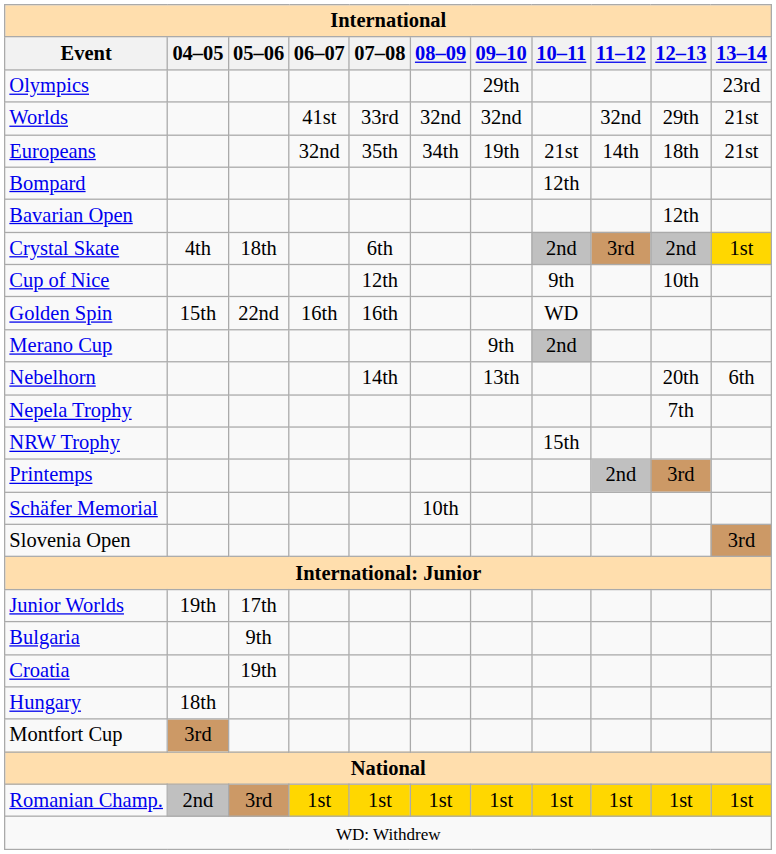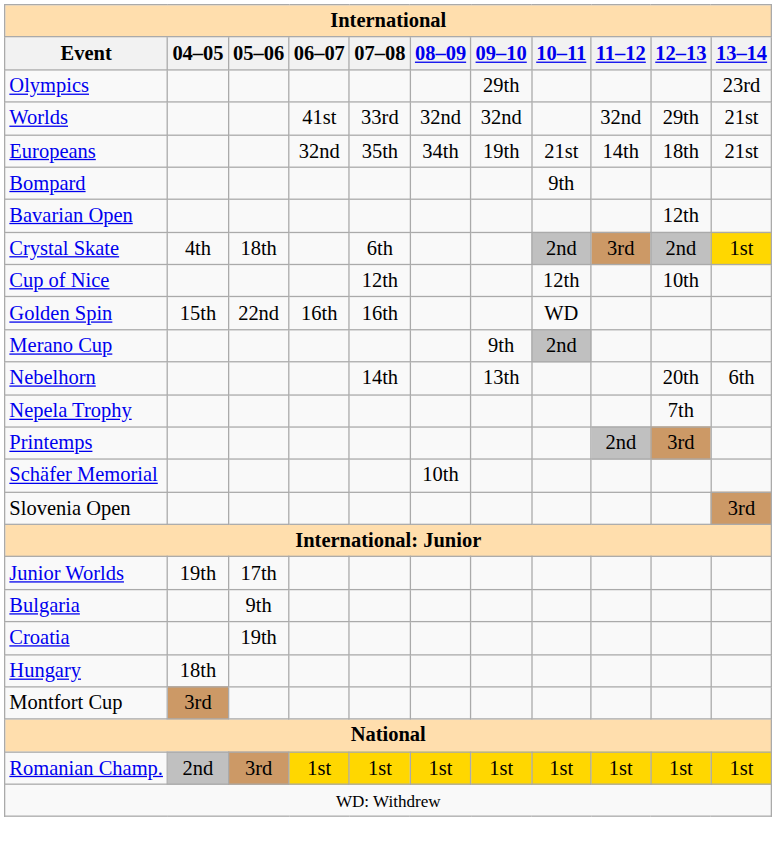(561, 183) 12th -> (561, 183) 9th
(561, 280) 9th -> (561, 280) 12th
- row: (65, 442)
